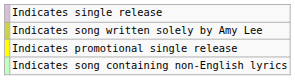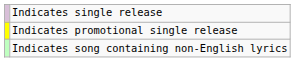- row: (137, 30)
